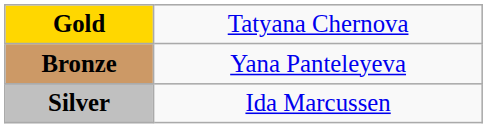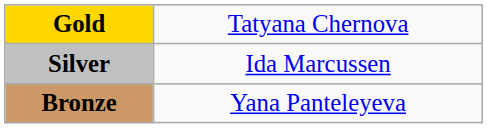rows swapped: (79, 102) <-> (79, 63)
